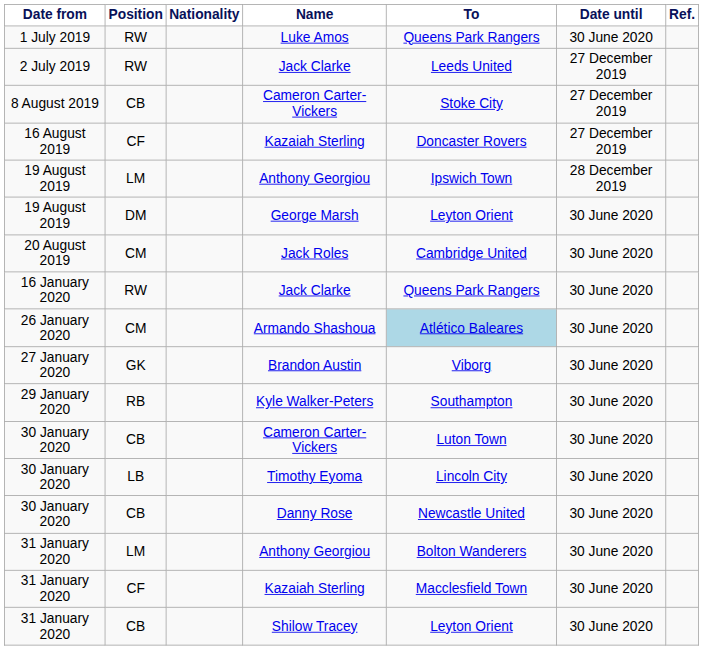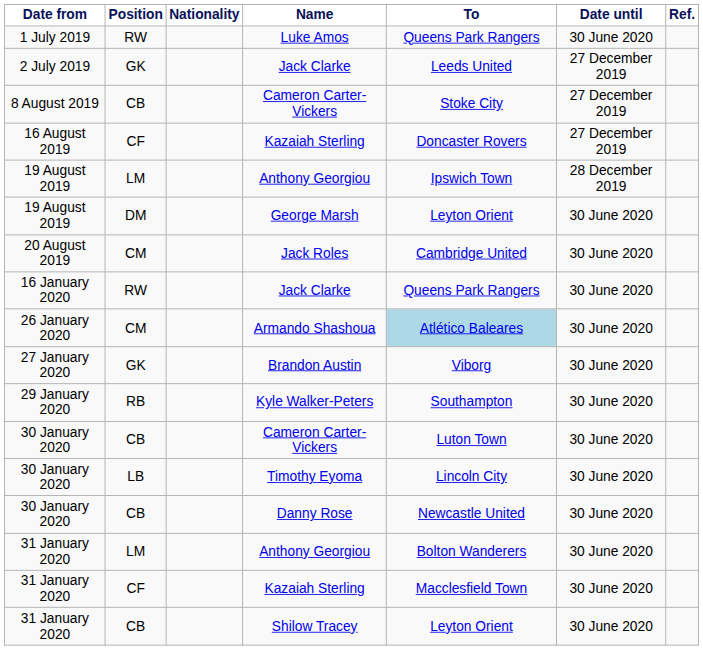(136, 66) RW -> (136, 66) GK
